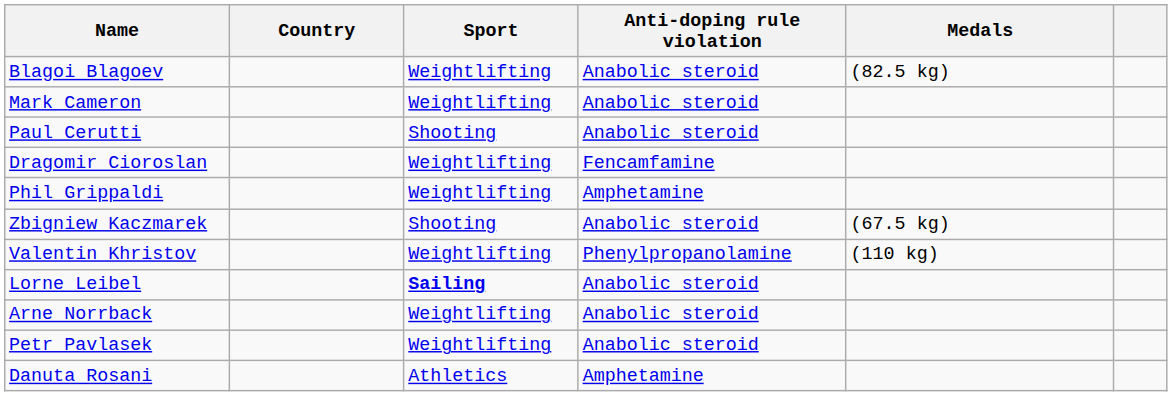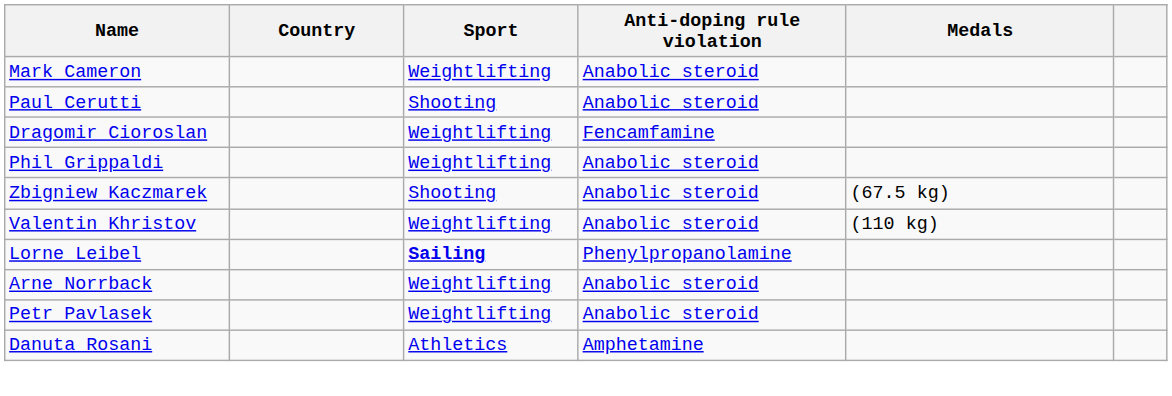- row: (86, 72)
(643, 193) Amphetamine -> (671, 163) Anabolic steroid
(687, 254) Phenylpropanolamine -> (671, 223) Anabolic steroid
(671, 284) Anabolic steroid -> (687, 254) Phenylpropanolamine
